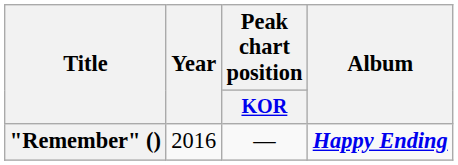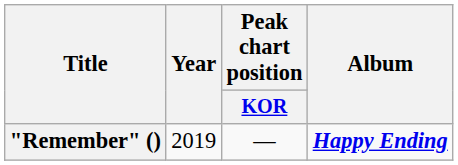(194, 141) 2016 -> (194, 141) 2019
